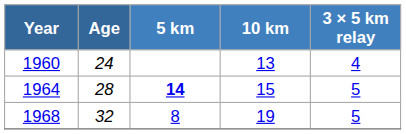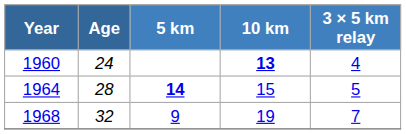(265, 63) normal -> (265, 63) bold
(175, 116) 8 -> (175, 116) 9
(356, 116) 5 -> (356, 116) 7
